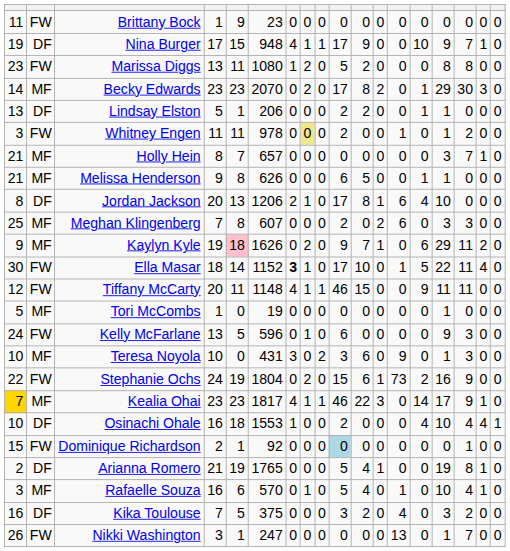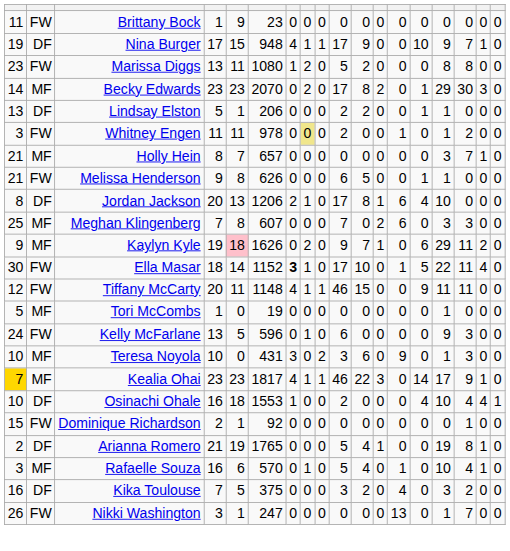(42, 178) MF -> (41, 178) FW
(344, 223) 2 -> (344, 223) 7
- row: (151, 379)
(344, 446) lightblue background -> (344, 424) no background
